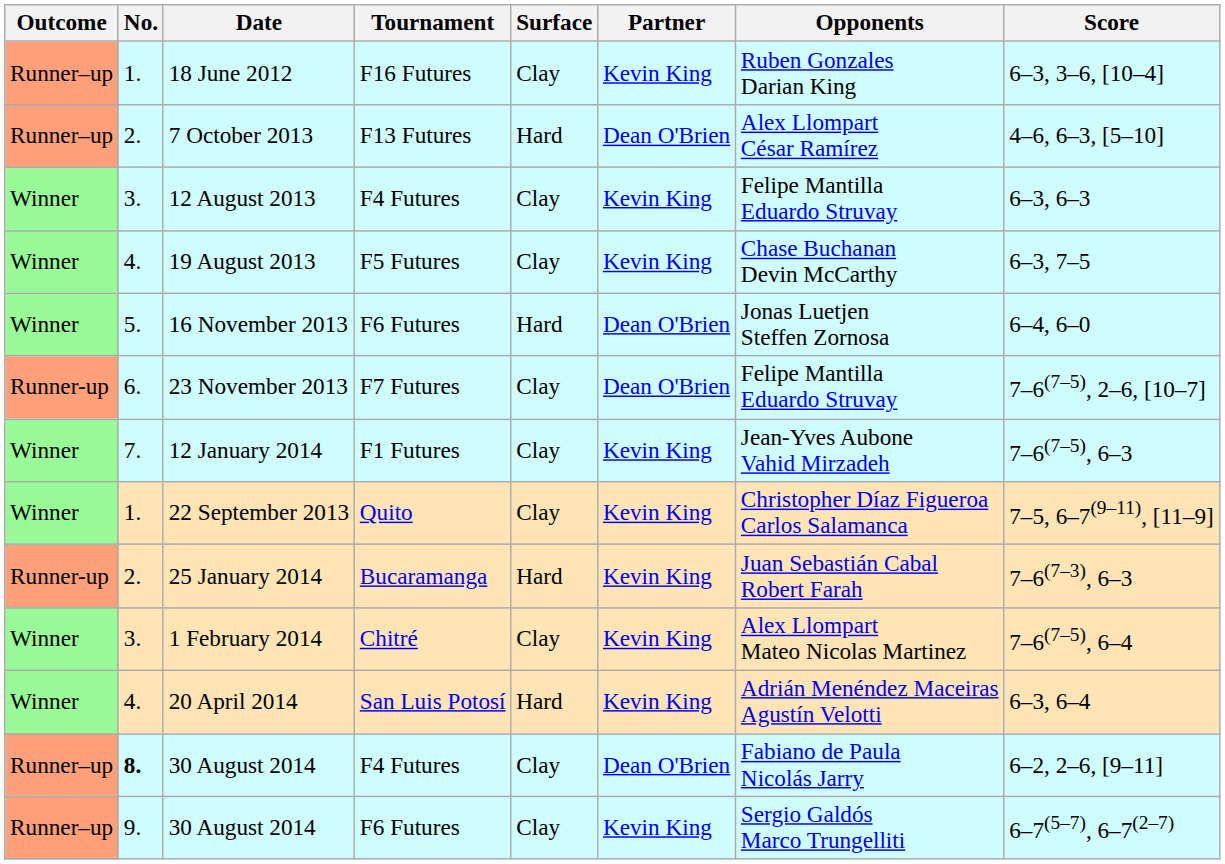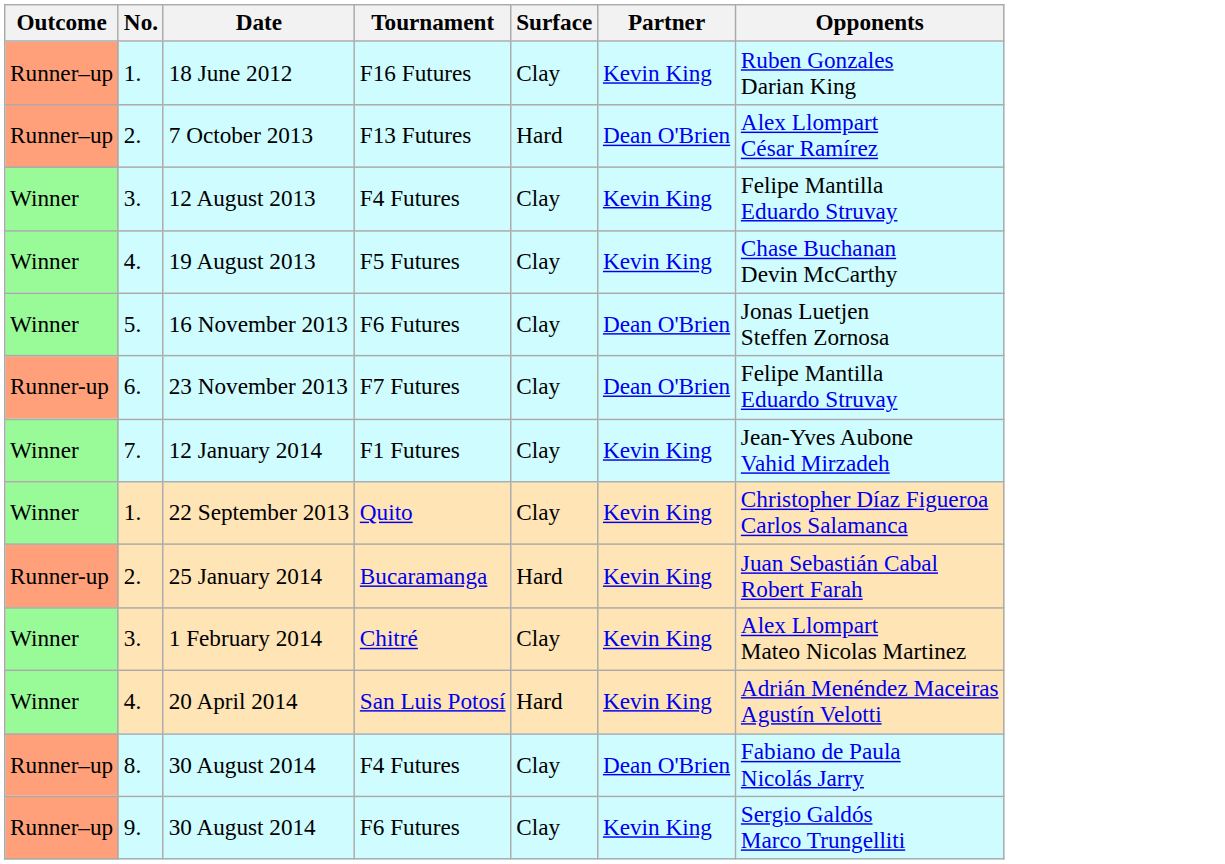- column: (1112, 22)
(539, 324) Hard -> (538, 324) Clay
(133, 764) bold -> (133, 764) normal
